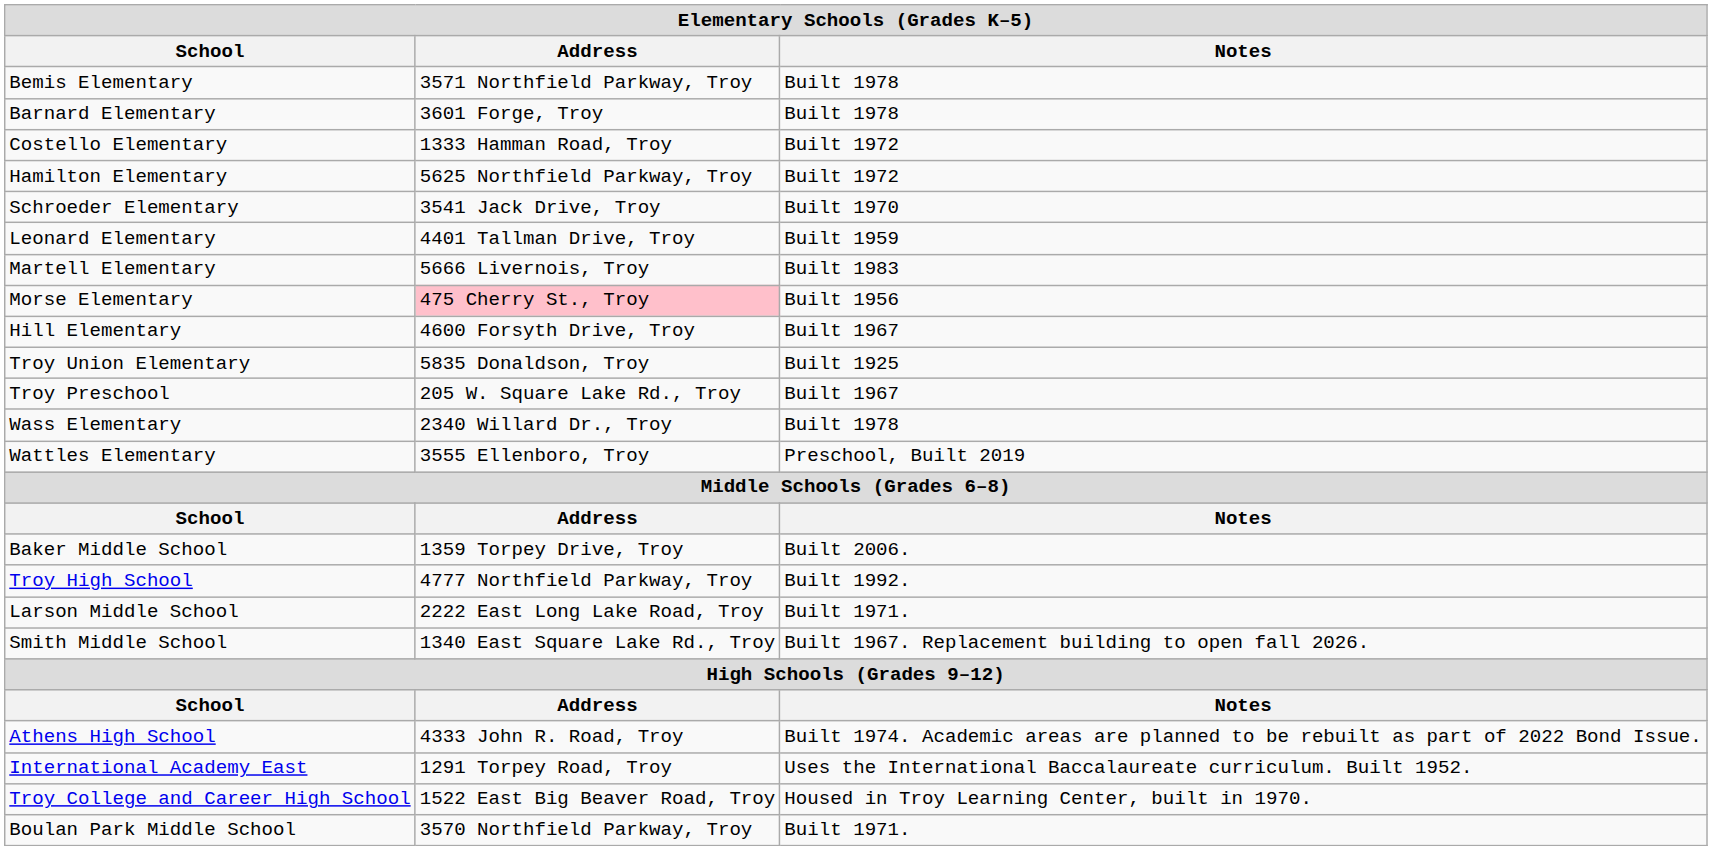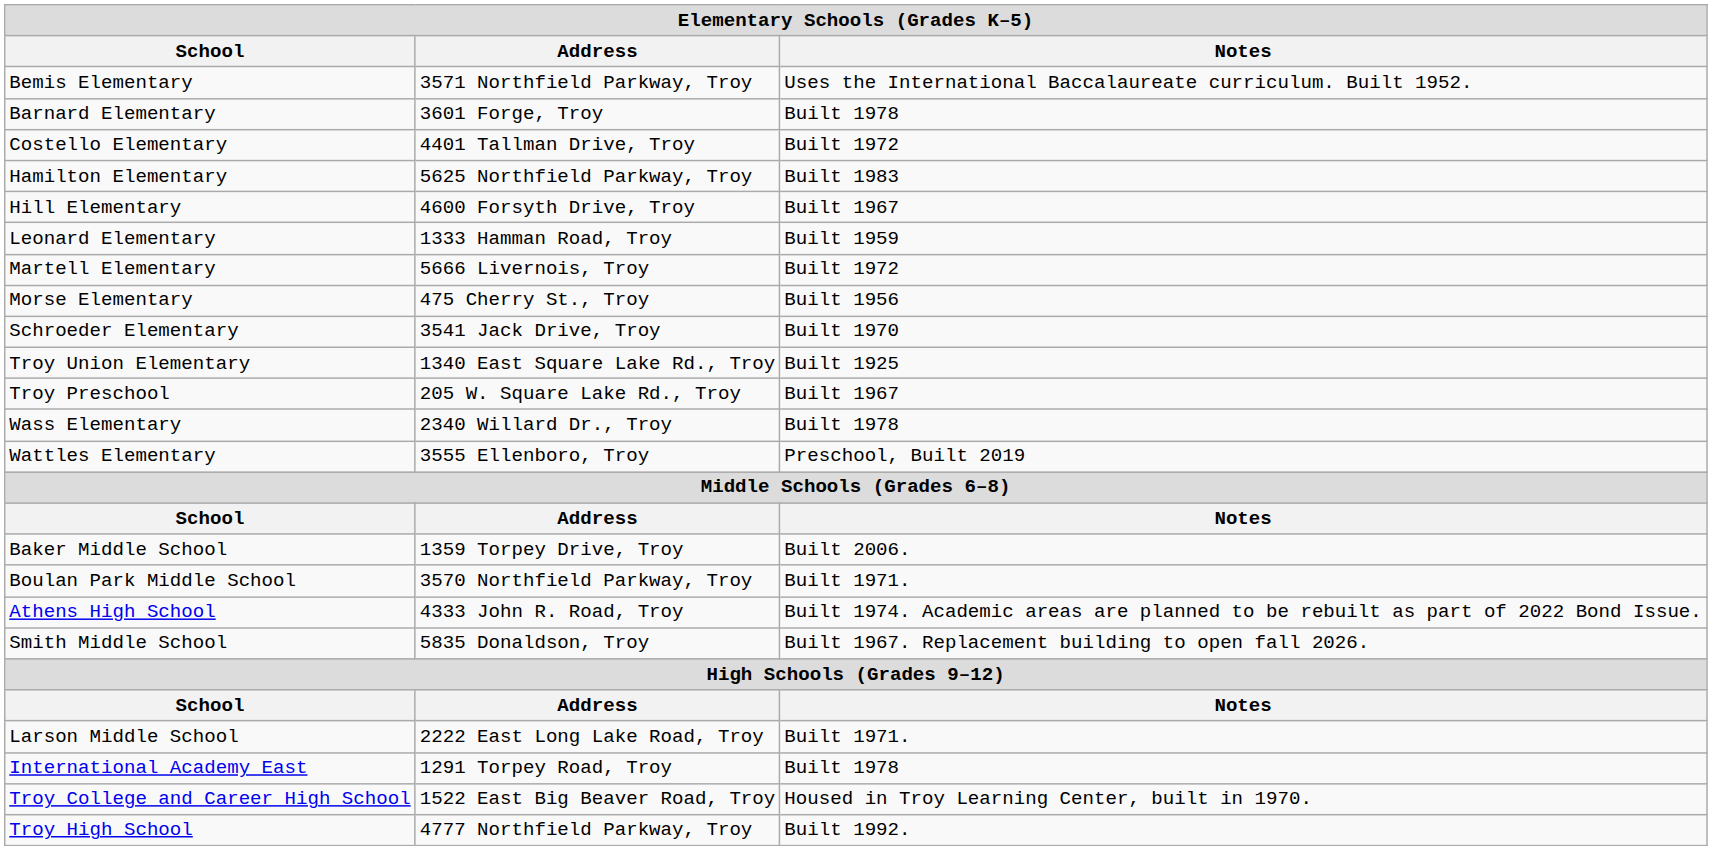(842, 83) Built 1978 -> (1128, 83) Uses the International Baccalaureate curriculum. Built 1952.
(546, 145) 1333 Hamman Road, Troy -> (557, 145) 4401 Tallman Drive, Troy
(842, 176) Built 1972 -> (842, 176) Built 1983
rows swapped: (95, 332) <-> (124, 207)
(557, 238) 4401 Tallman Drive, Troy -> (546, 238) 1333 Hamman Road, Troy
(842, 269) Built 1983 -> (842, 269) Built 1972
(534, 301) pink background -> (534, 301) no background
(534, 363) 5835 Donaldson, Troy -> (598, 363) 1340 East Square Lake Rd., Troy
rows swapped: (153, 830) <-> (101, 581)
rows swapped: (124, 612) <-> (113, 737)
(598, 643) 1340 East Square Lake Rd., Troy -> (534, 643) 5835 Donaldson, Troy
(1128, 768) Uses the International Baccalaureate curriculum. Built 1952. -> (842, 768) Built 1978
